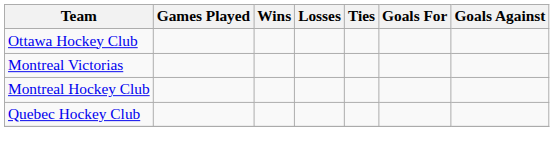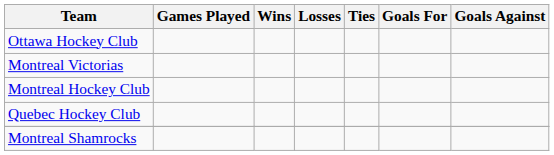+ row: (72, 138)
